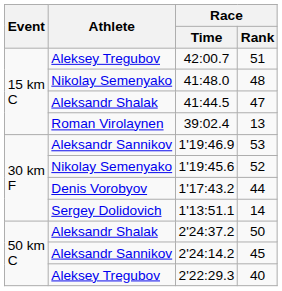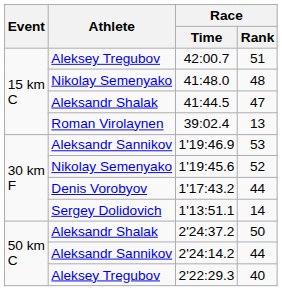(258, 253) 45 -> (258, 253) 44
